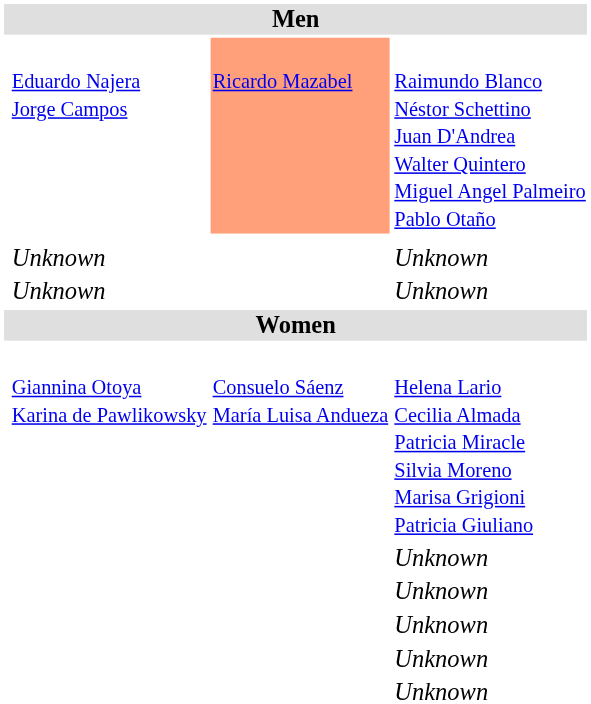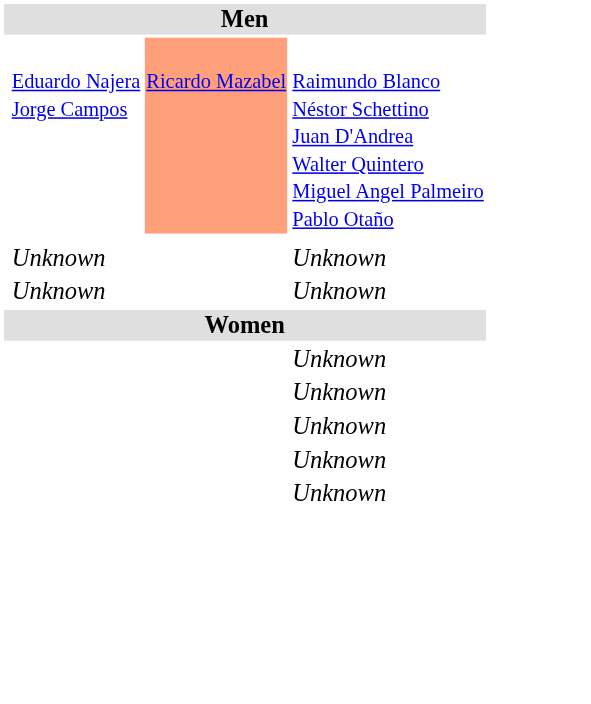- row: (109, 401)
